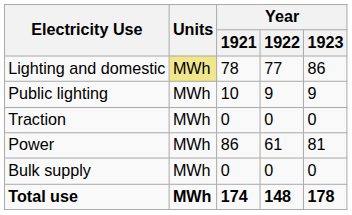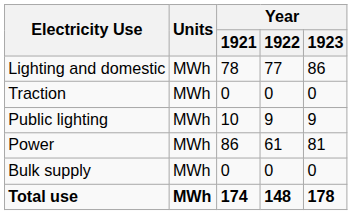(192, 68) khaki background -> (192, 68) no background
rows swapped: (58, 94) <-> (37, 119)
